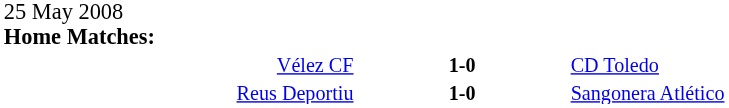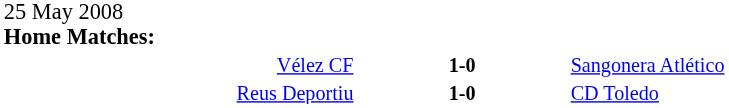(615, 65) CD Toledo -> (648, 65) Sangonera Atlético
(648, 93) Sangonera Atlético -> (615, 93) CD Toledo
